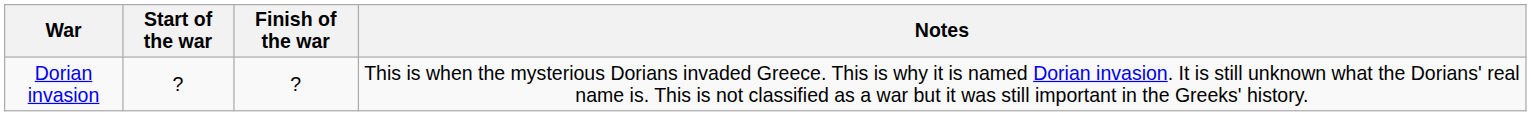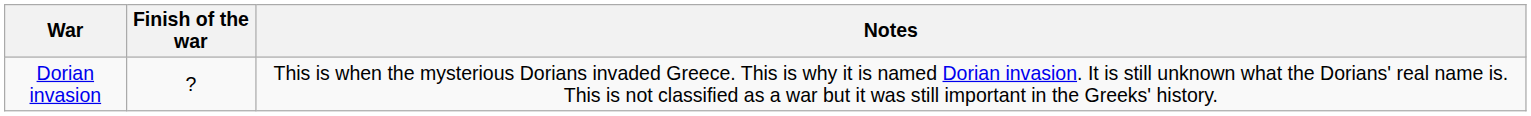- column: (178, 30)
